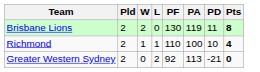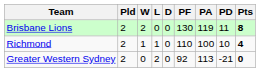+ column: (168, 12)
